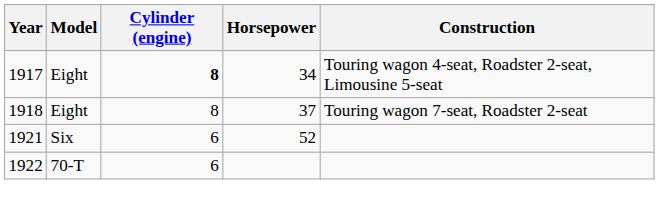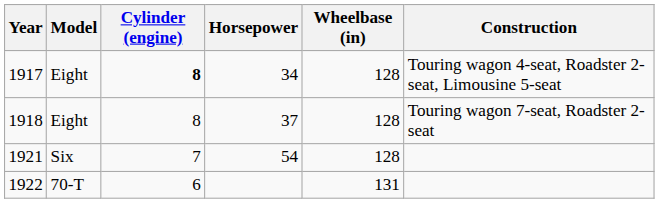+ column: (353, 27)
(215, 138) 6 -> (197, 157) 7
(308, 138) 52 -> (290, 157) 54
